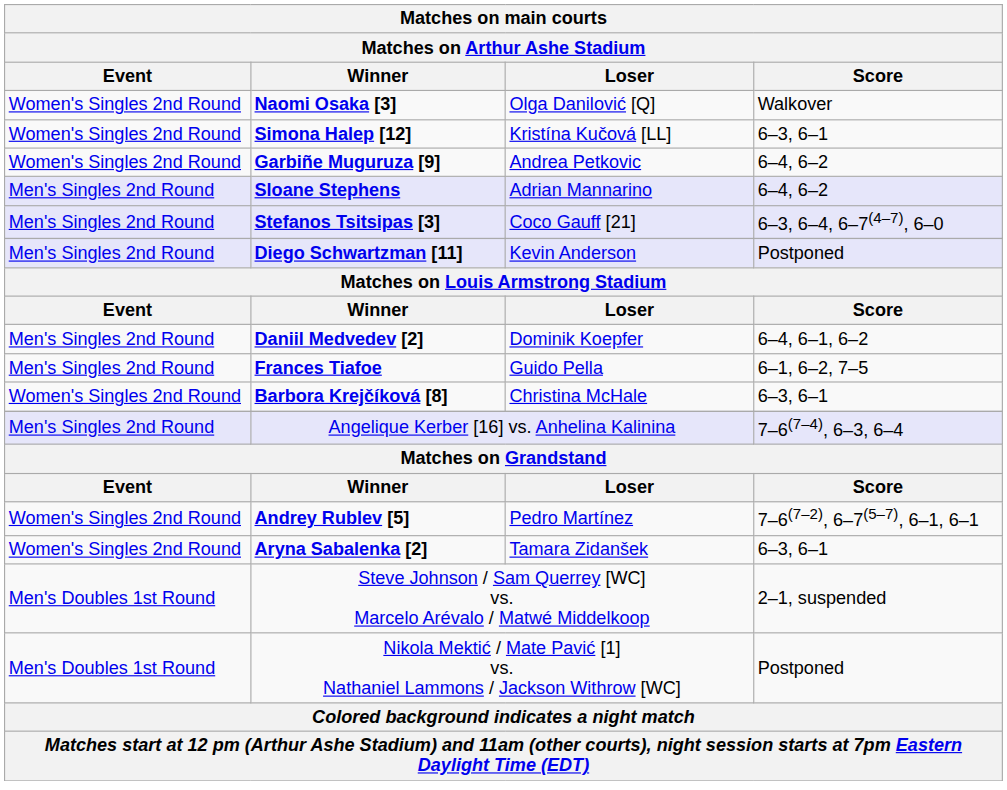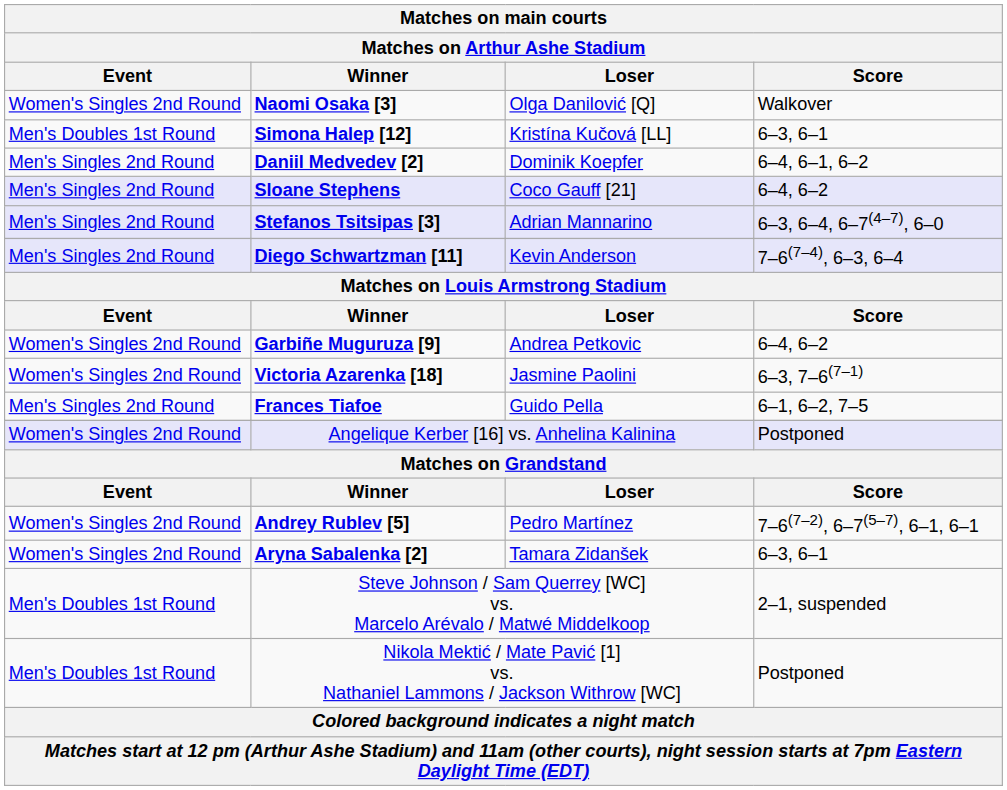(125, 133) Women's Singles 2nd Round -> (112, 133) Men's Doubles 1st Round
rows swapped: (339, 339) <-> (347, 162)
(581, 190) Adrian Mannarino -> (573, 190) Coco Gauff [21]
(573, 221) Coco Gauff [21] -> (581, 221) Adrian Mannarino
(801, 253) Postponed -> (831, 255) 7–6(7–4), 6–3, 6–4
+ row: (349, 375)
- row: (351, 396)
(111, 427) Men's Singles 2nd Round -> (125, 434) Women's Singles 2nd Round
(831, 427) 7–6(7–4), 6–3, 6–4 -> (801, 434) Postponed
